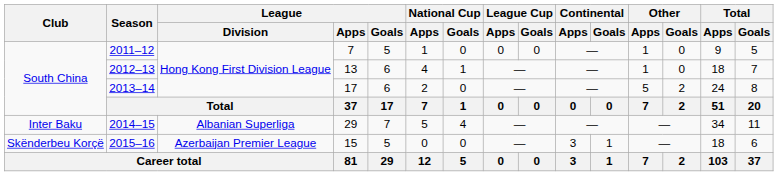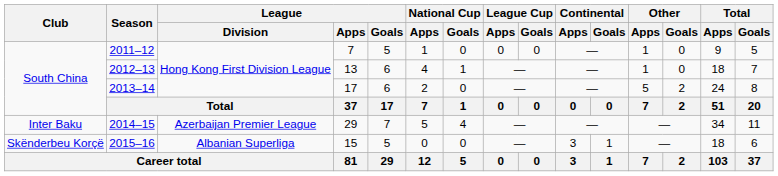(245, 124) Albanian Superliga -> (245, 124) Azerbaijan Premier League
(245, 143) Azerbaijan Premier League -> (245, 143) Albanian Superliga
